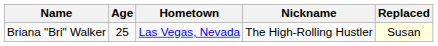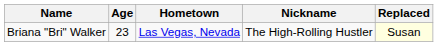(122, 32) 25 -> (122, 32) 23
